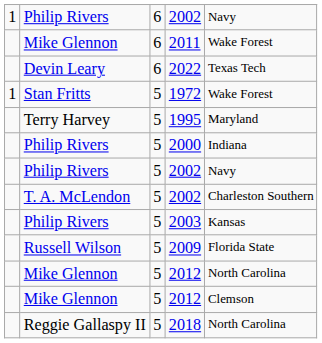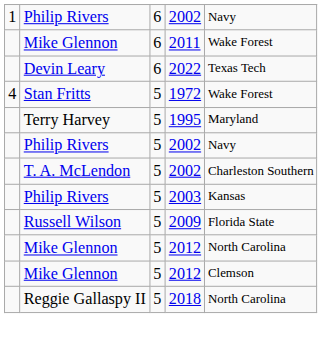(12, 94) 1 -> (12, 94) 4
- row: (66, 145)
